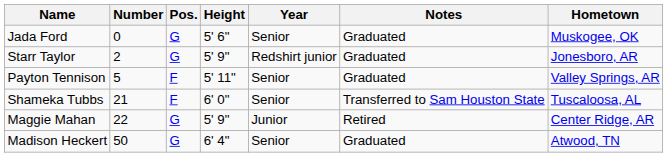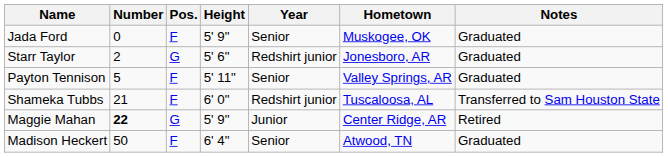columns swapped: (605, 15) <-> (444, 15)
(175, 36) G -> (174, 36) F
(217, 36) 5' 6" -> (217, 36) 5' 9"
(217, 57) 5' 9" -> (217, 57) 5' 6"
(270, 99) Senior -> (294, 99) Redshirt junior
(121, 120) normal -> (121, 120) bold
(175, 141) G -> (174, 141) F
